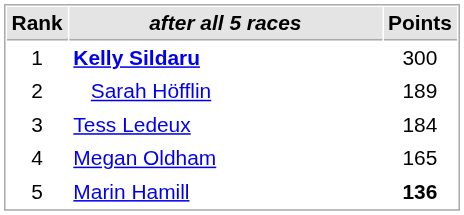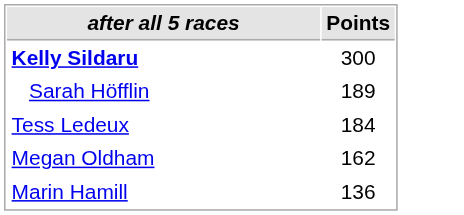- column: (37, 23)
(420, 158) 165 -> (358, 158) 162
(420, 192) bold -> (358, 192) normal
